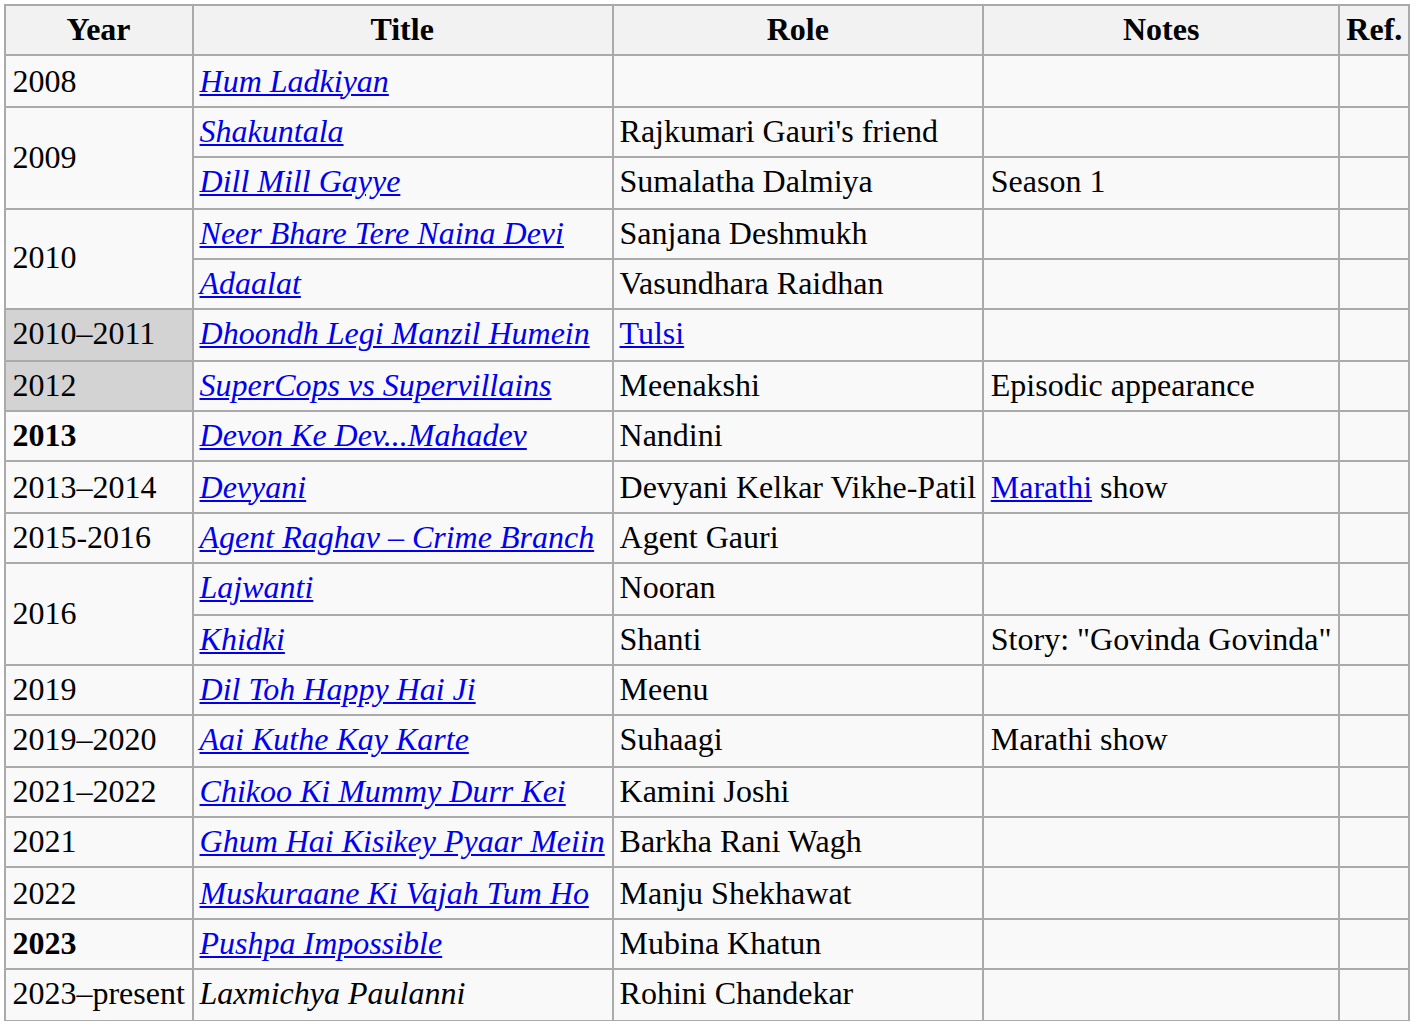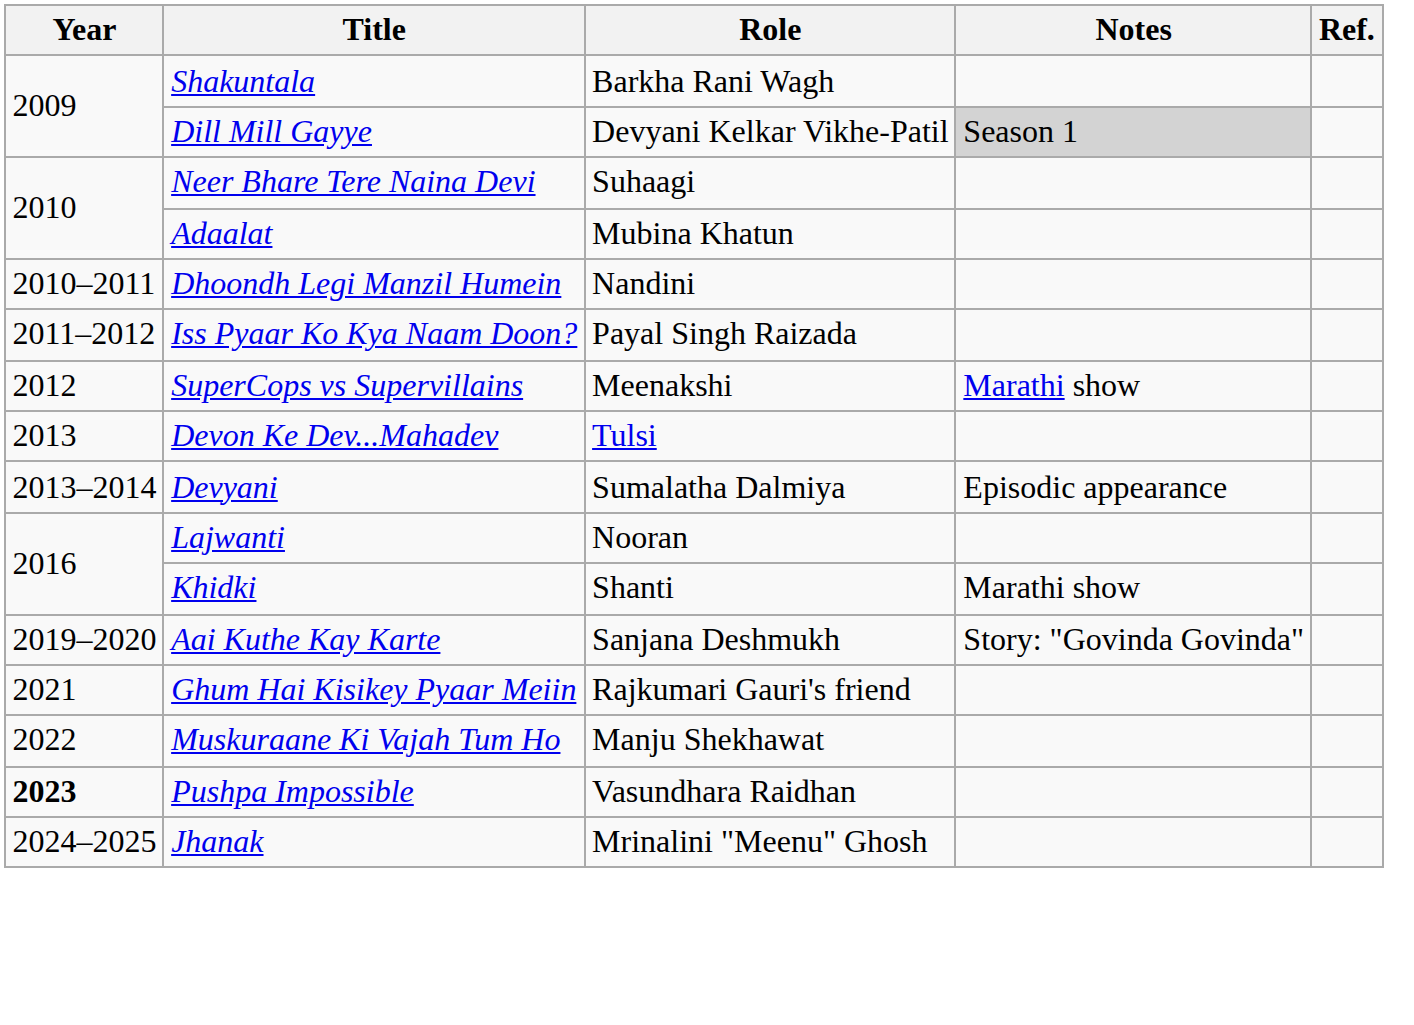- row: (294, 80)
(779, 131) Rajkumari Gauri's friend -> (713, 80) Barkha Rani Wagh
(746, 182) Sumalatha Dalmiya -> (770, 131) Devyani Kelkar Vikhe-Patil
(1048, 182) no background -> (1021, 131) lightgrey background
(744, 232) Sanjana Deshmukh -> (644, 182) Suhaagi
(752, 283) Vasundhara Raidhan -> (693, 232) Mubina Khatun
(84, 334) lightgrey background -> (84, 283) no background
(652, 334) Tulsi -> (644, 283) Nandini
+ row: (374, 334)
(44, 385) lightgrey background -> (44, 385) no background
(1123, 385) Episodic appearance -> (1052, 385) Marathi show
(44, 435) bold -> (44, 435) normal
(671, 435) Nandini -> (624, 435) Tulsi
(798, 486) Devyani Kelkar Vikhe-Patil -> (719, 486) Sumalatha Dalmiya
(1079, 486) Marathi show -> (1095, 486) Episodic appearance
- row: (397, 537)
(1161, 638) Story: "Govinda Govinda" -> (1052, 588) Marathi show
- row: (338, 689)
(671, 740) Suhaagi -> (716, 638) Sanjana Deshmukh
(1079, 740) Marathi show -> (1134, 638) Story: "Govinda Govinda"
- row: (383, 791)
(741, 841) Barkha Rani Wagh -> (751, 689) Rajkumari Gauri's friend
(720, 943) Mubina Khatun -> (724, 791) Vasundhara Raidhan
- row: (332, 994)
+ row: (217, 841)
